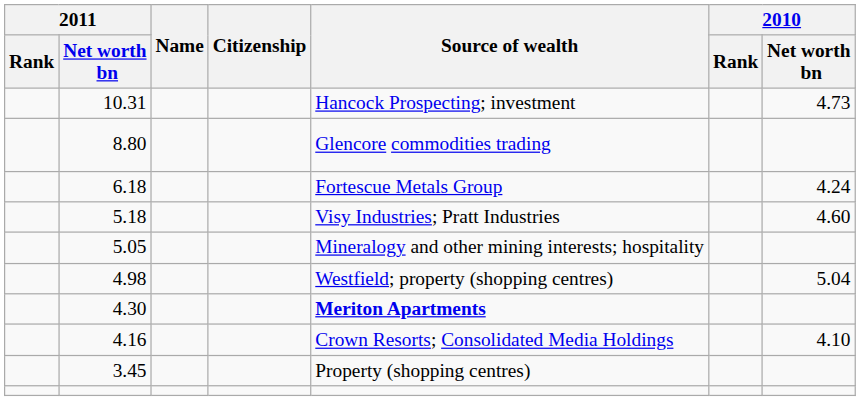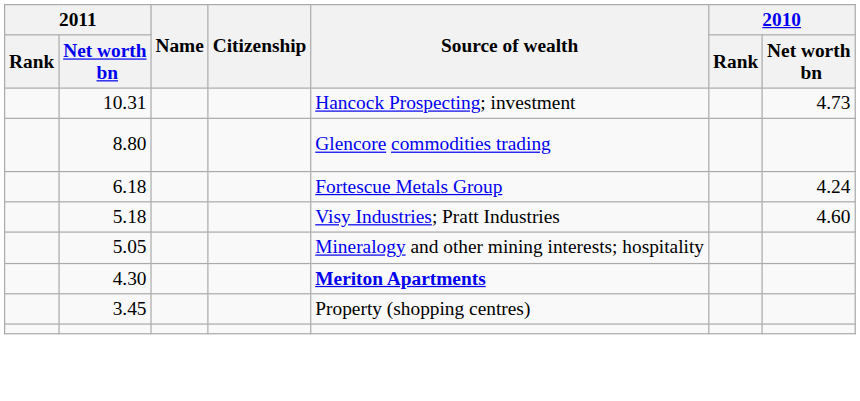- row: (130, 278)
- row: (130, 339)
